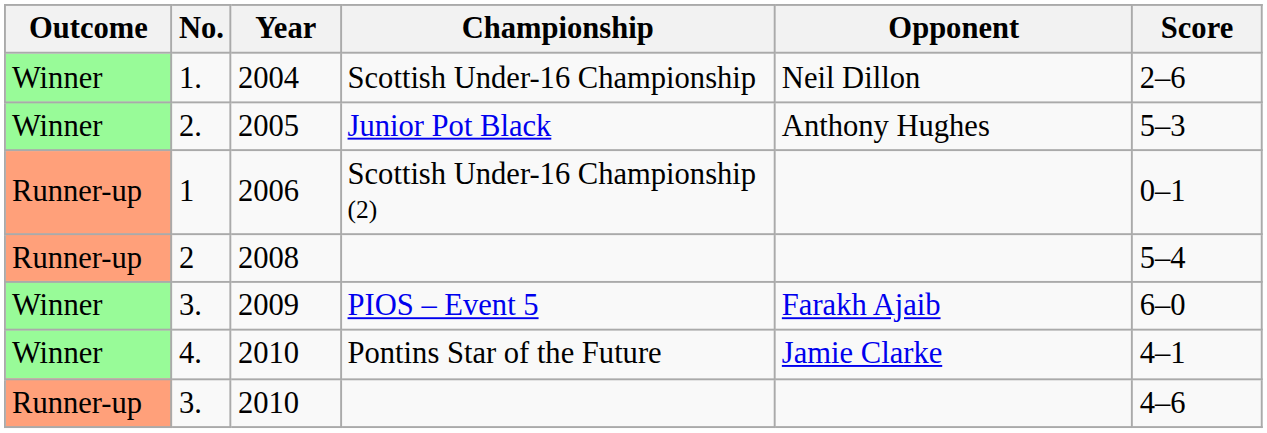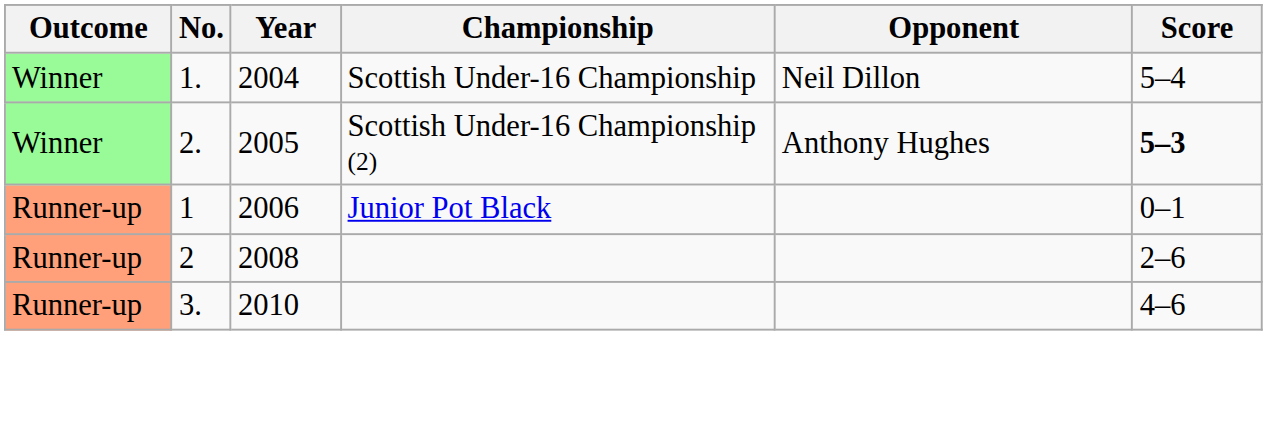(1163, 77) 2–6 -> (1163, 77) 5–4
(449, 125) Junior Pot Black -> (552, 142) Scottish Under-16 Championship (2)
(1163, 125) normal -> (1163, 142) bold
(552, 191) Scottish Under-16 Championship (2) -> (449, 208) Junior Pot Black
(1163, 256) 5–4 -> (1163, 256) 2–6
- row: (190, 305)
- row: (190, 353)
